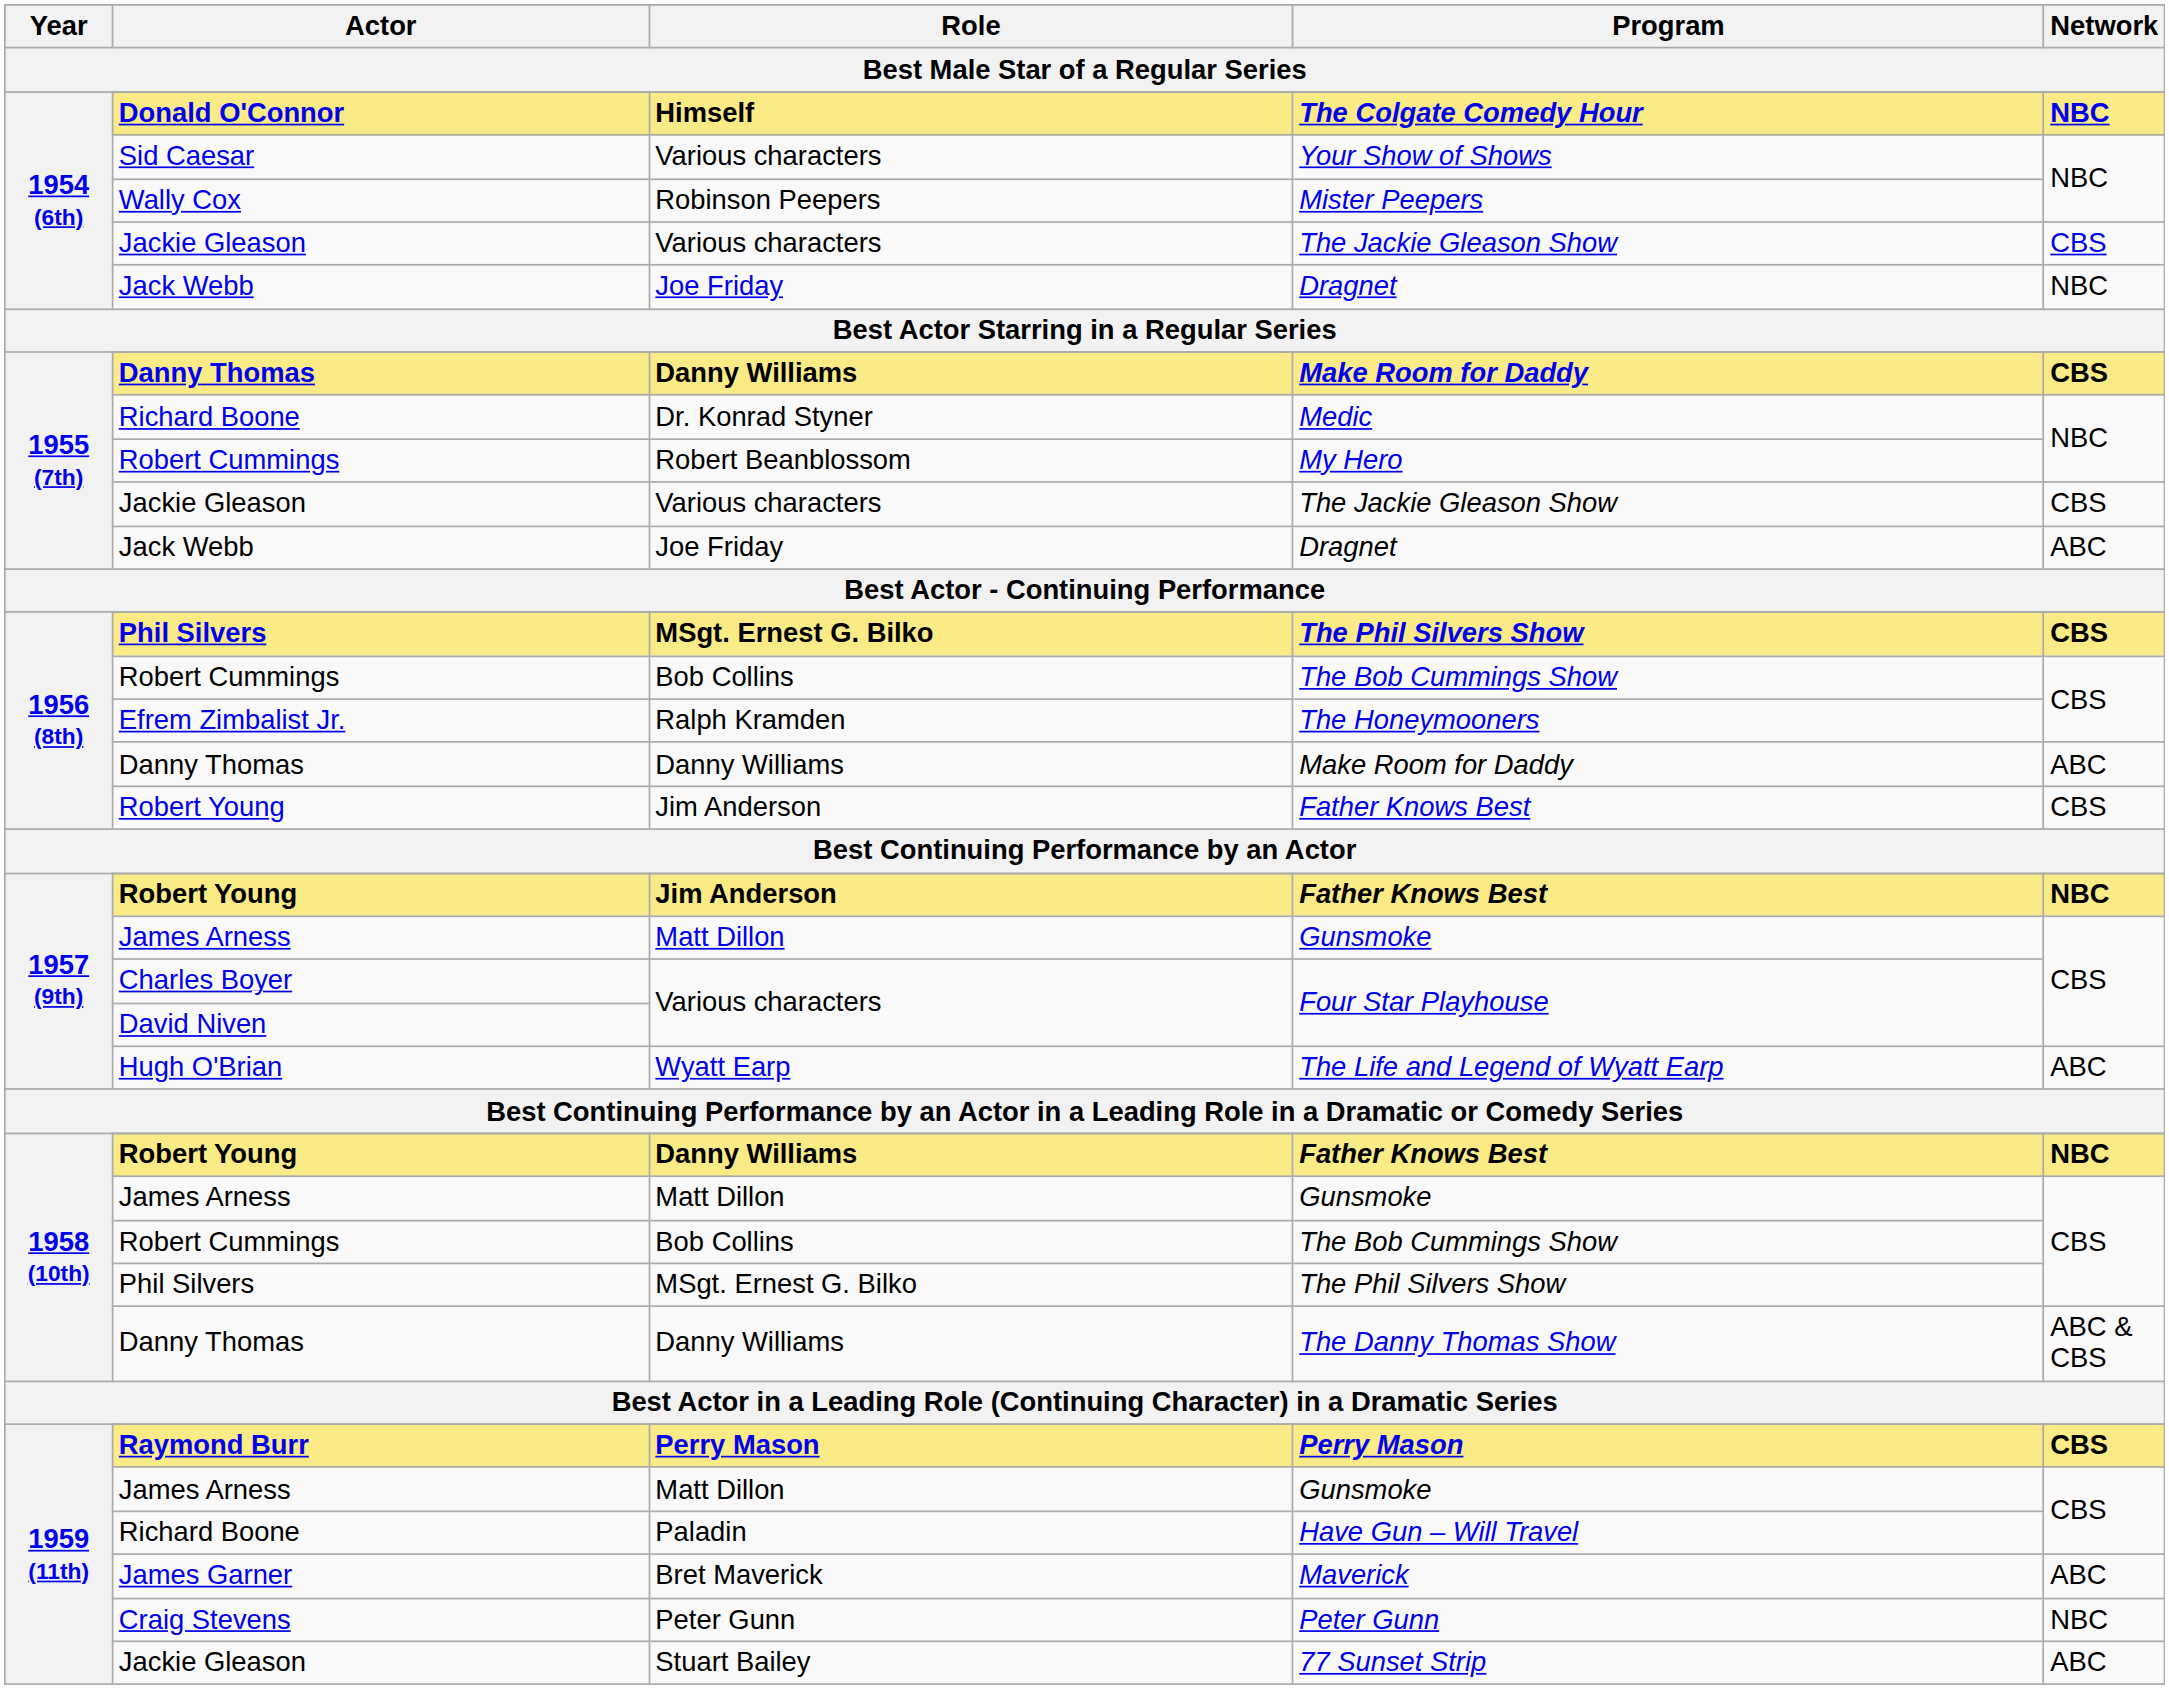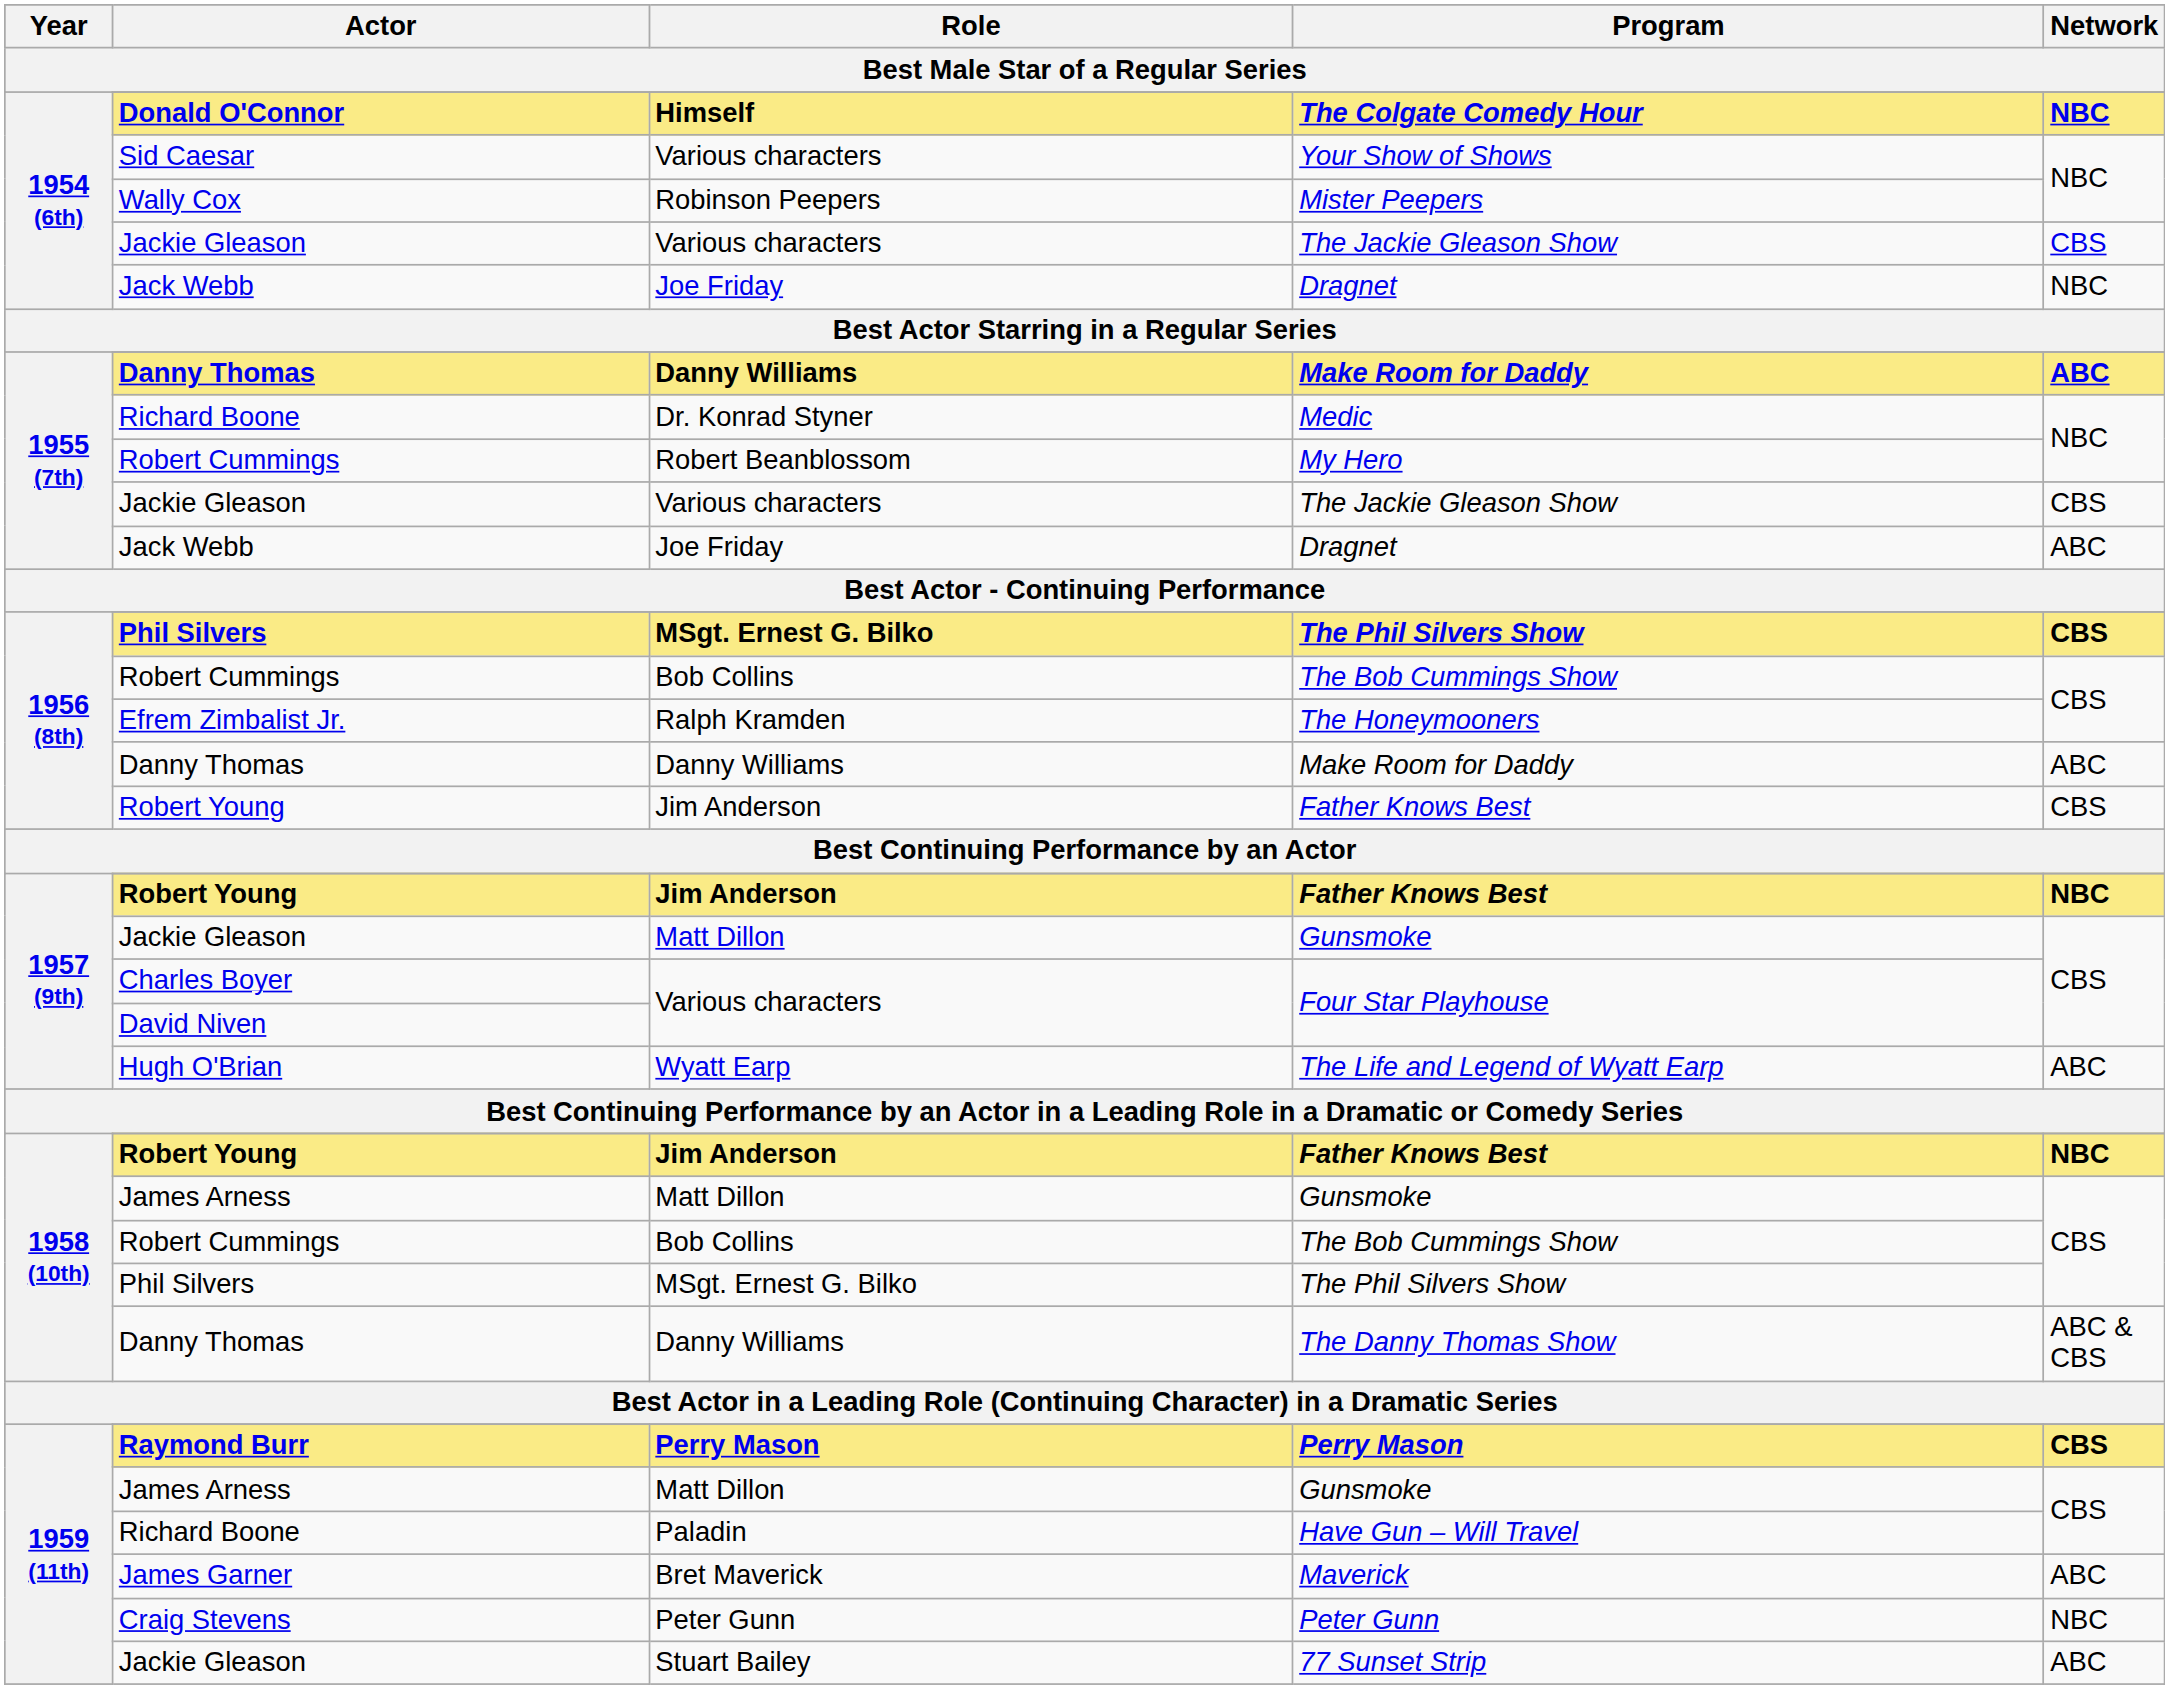(2079, 373) CBS -> (2080, 373) ABC
(205, 937) James Arness -> (212, 937) Jackie Gleason
(756, 1154) Danny Williams -> (746, 1154) Jim Anderson
